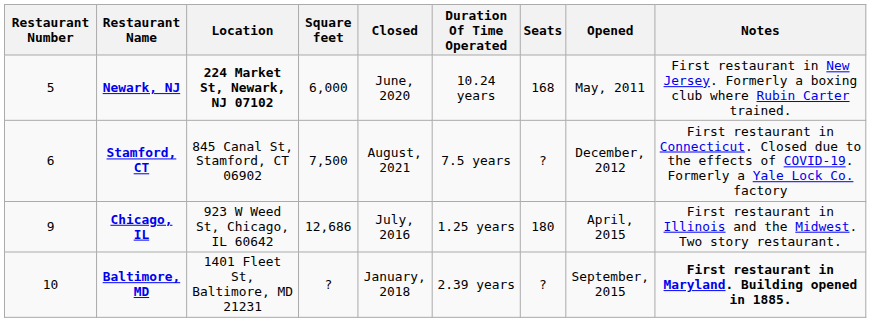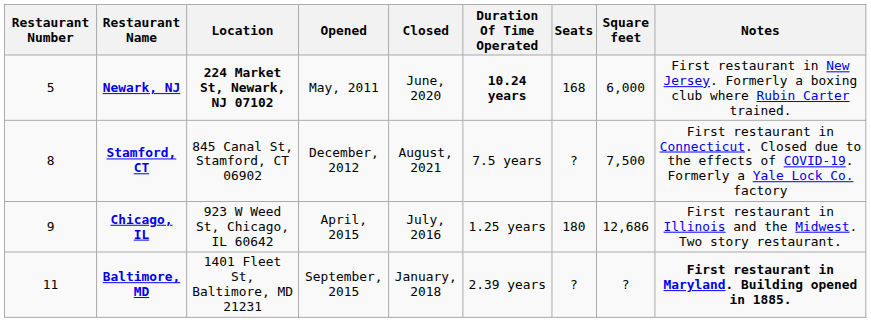columns swapped: (610, 30) <-> (328, 30)
(476, 88) normal -> (507, 88) bold
(51, 161) 6 -> (51, 161) 8
(51, 285) 10 -> (51, 285) 11
